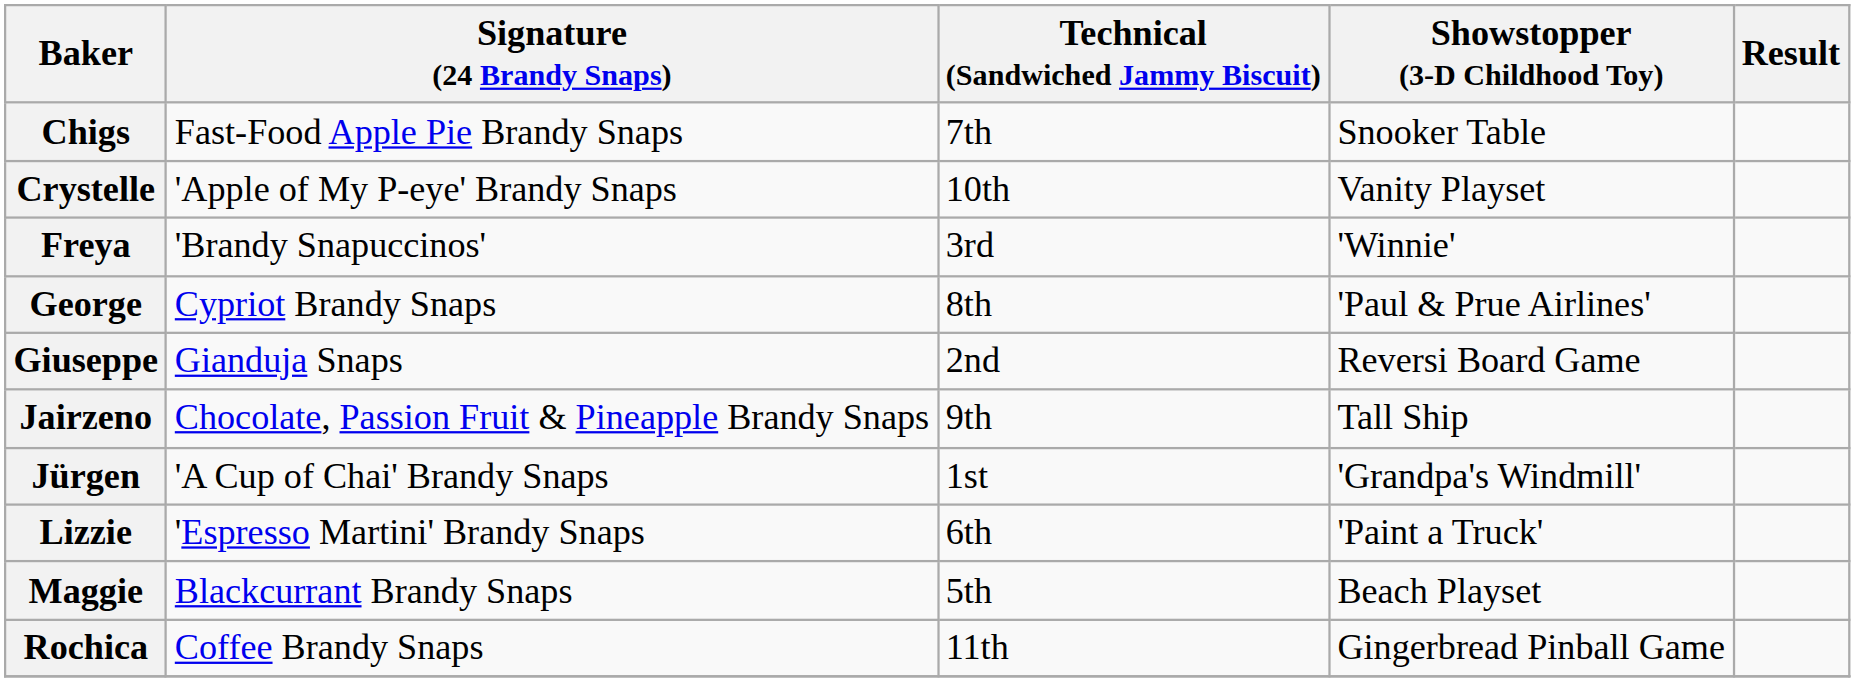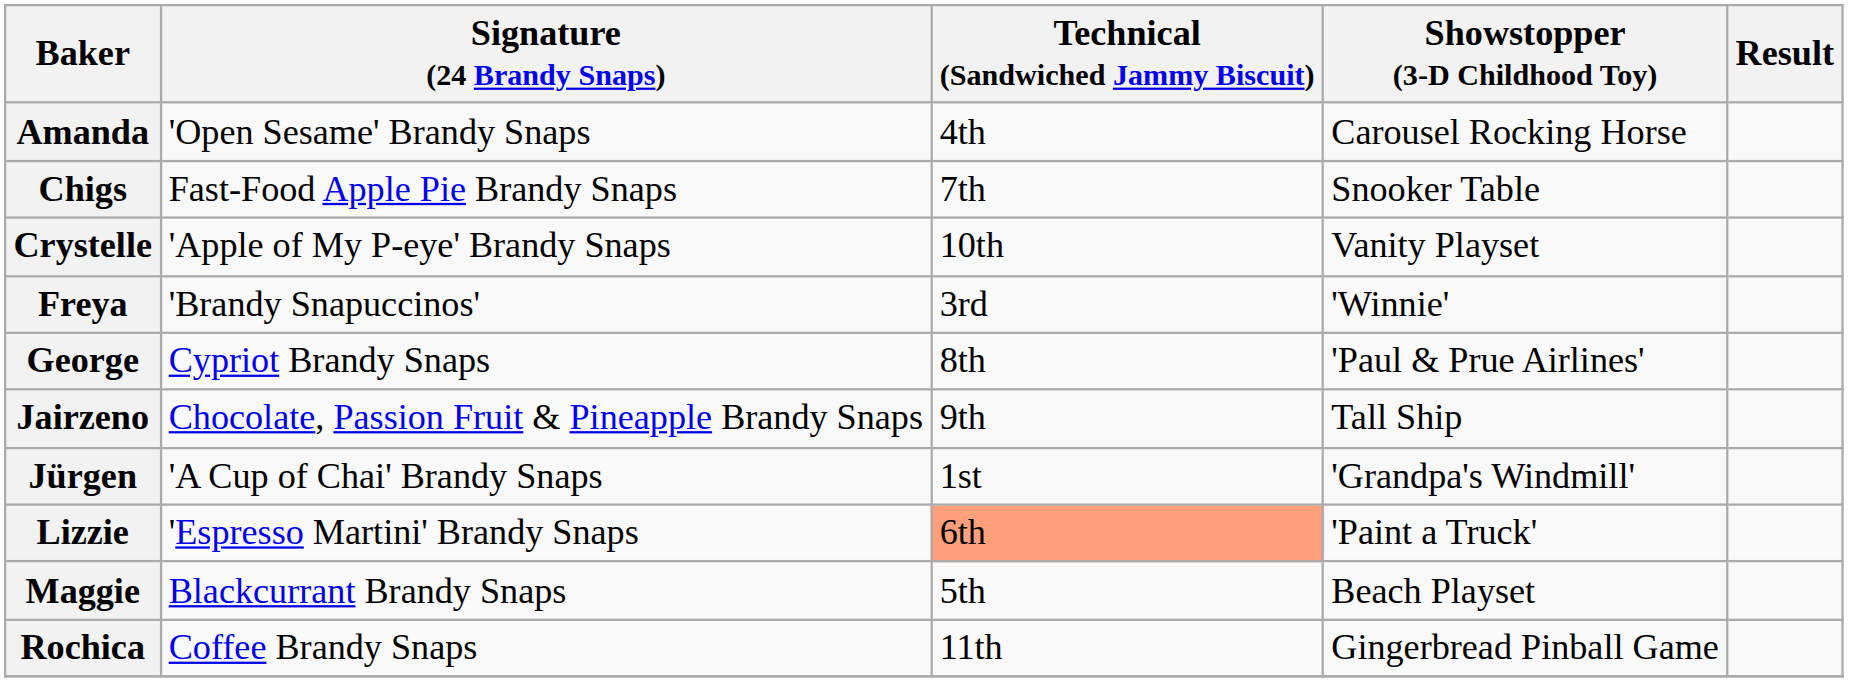+ row: (83, 131)
- row: (86, 360)
(969, 532) no background -> (963, 532) lightsalmon background
